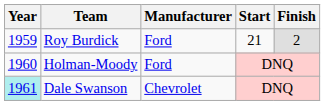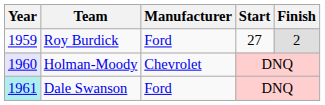(255, 40) 21 -> (255, 40) 27
(22, 64) no background -> (22, 64) lavender background
(158, 64) Ford -> (173, 64) Chevrolet
(173, 88) Chevrolet -> (158, 88) Ford
